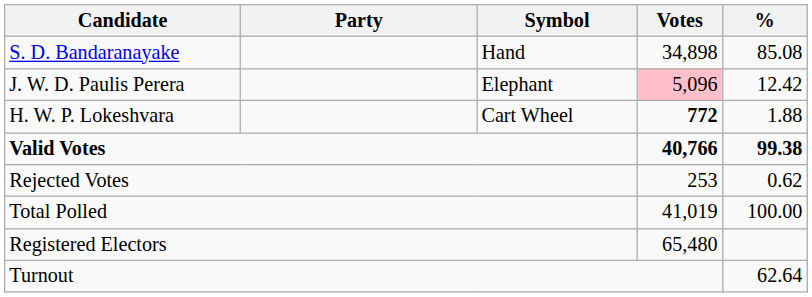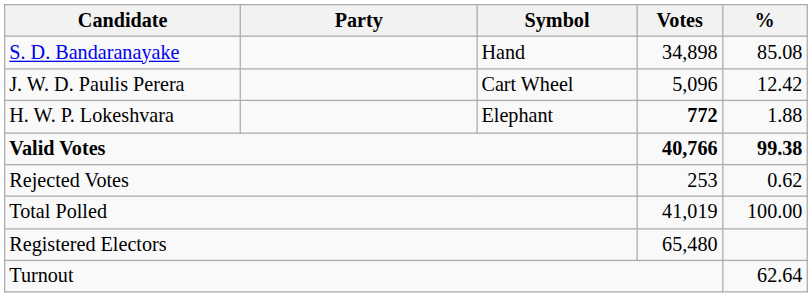(517, 84) Elephant -> (527, 84) Cart Wheel
(695, 84) pink background -> (695, 84) no background
(527, 116) Cart Wheel -> (517, 116) Elephant
